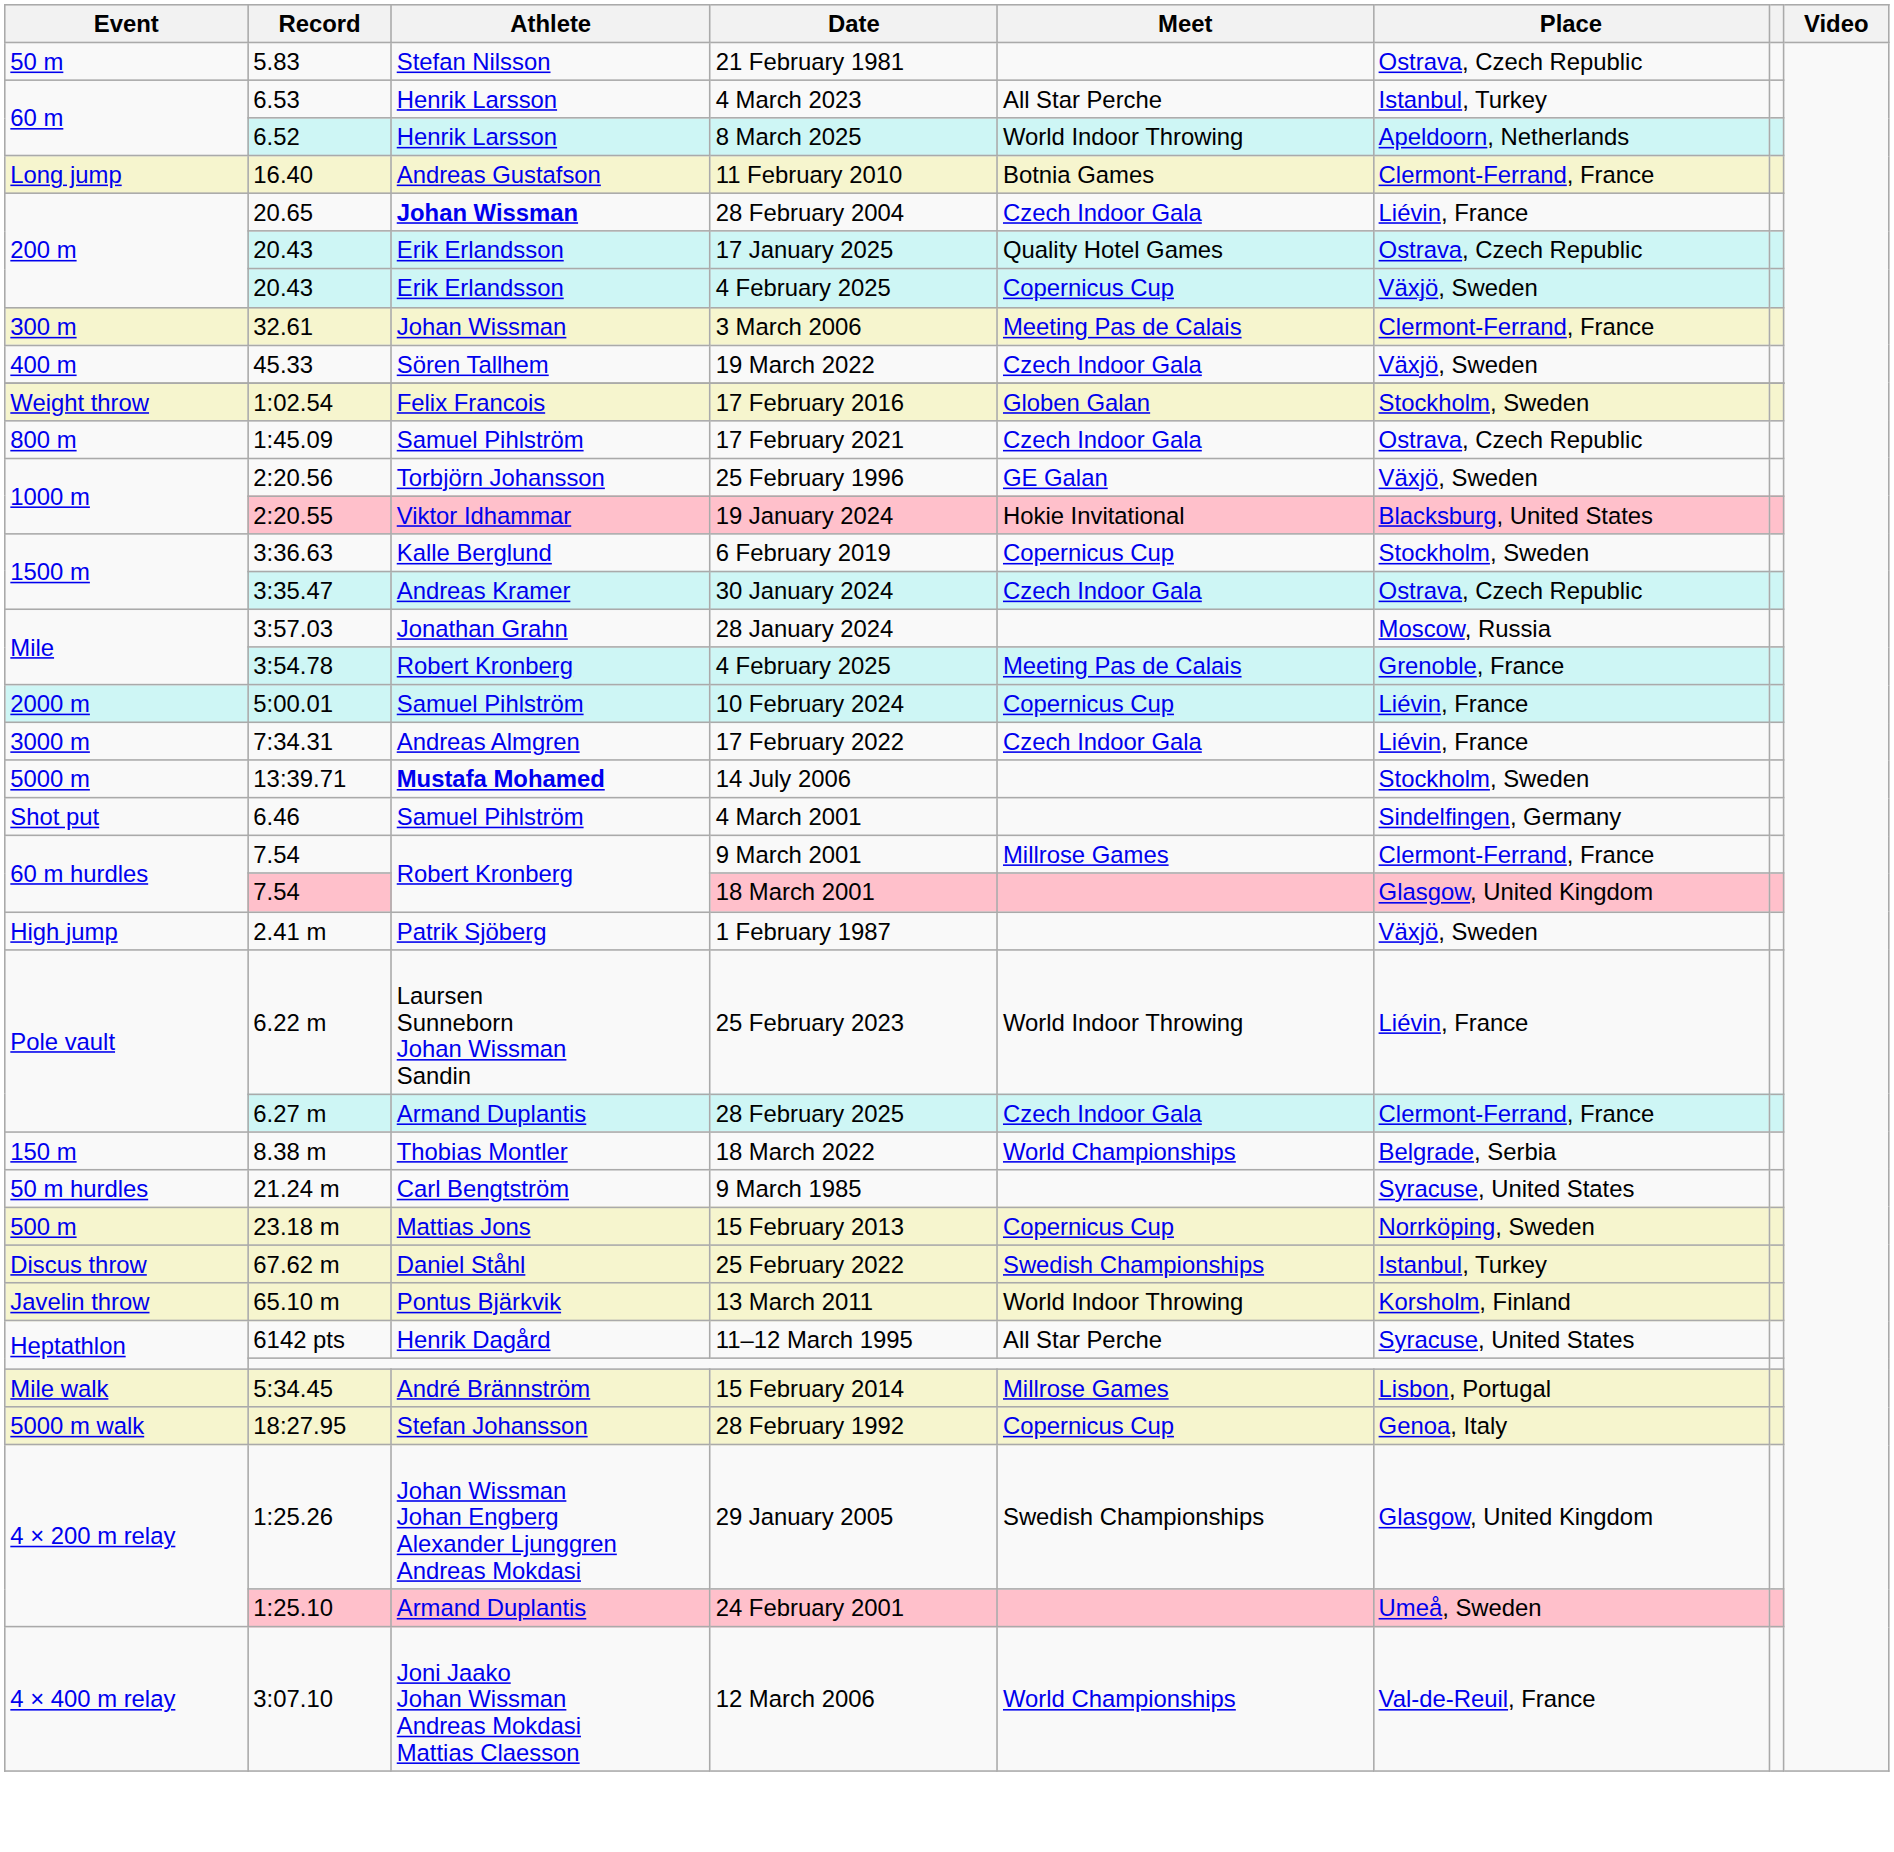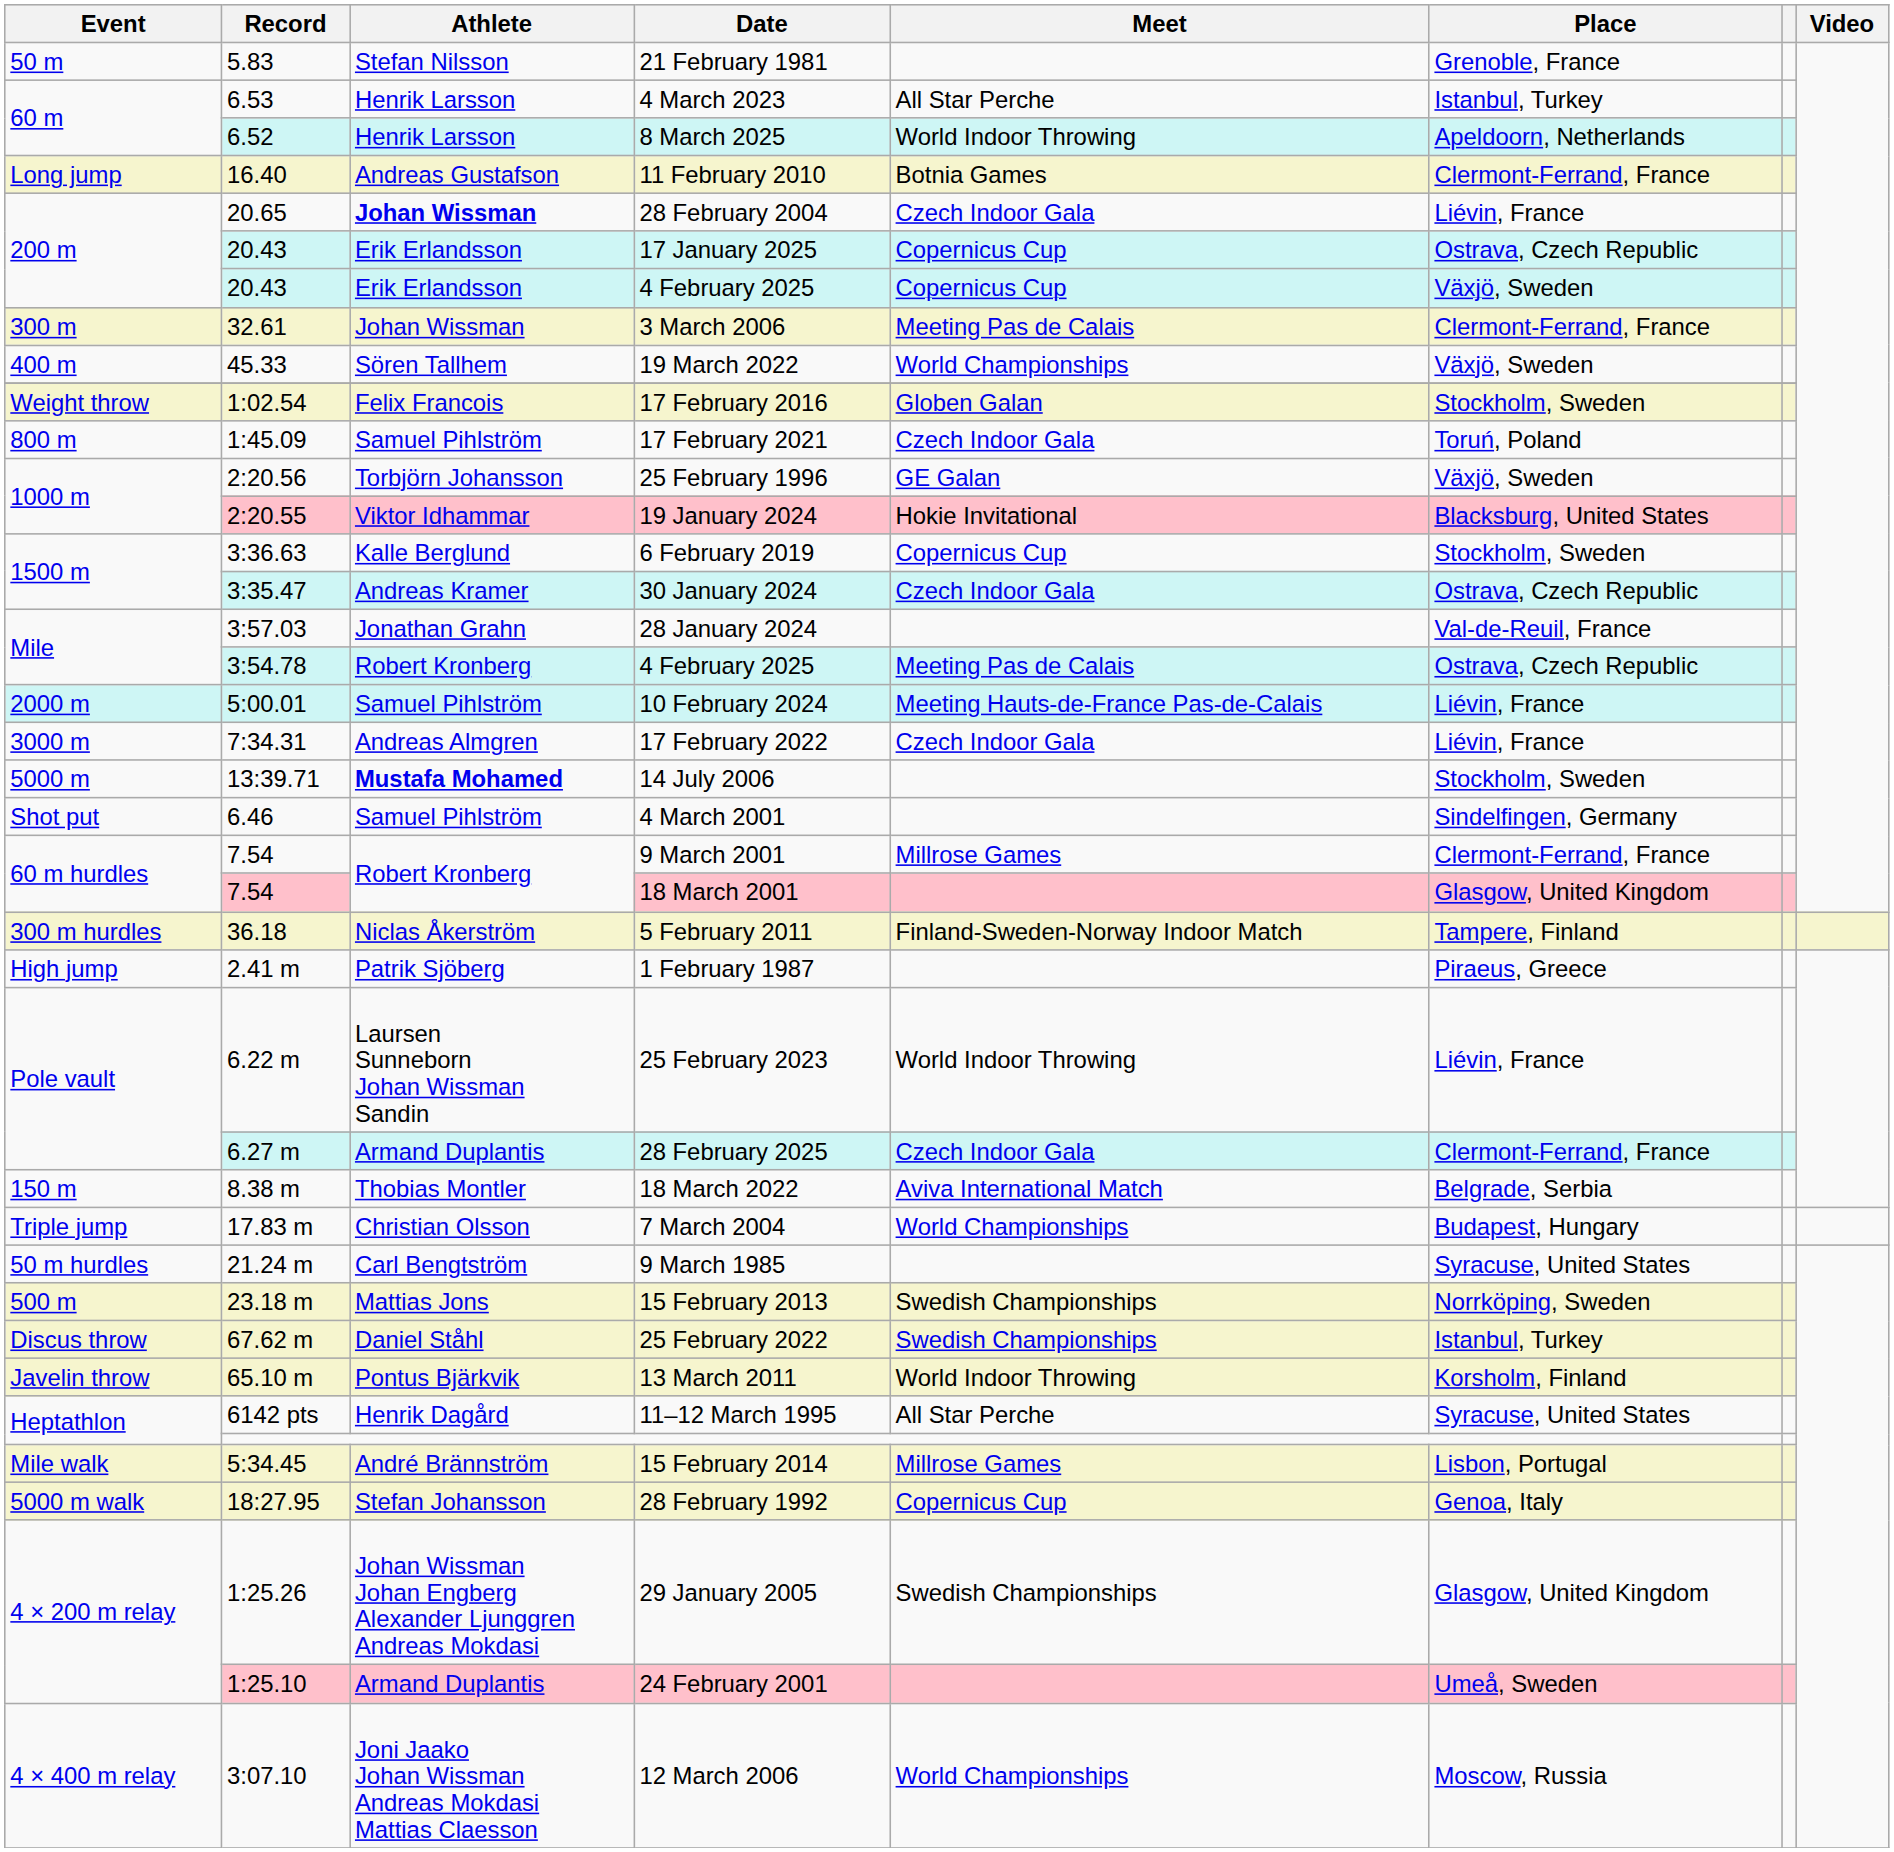(1510, 62) Ostrava, Czech Republic -> (1527, 62) Grenoble, France
(1113, 251) Quality Hotel Games -> (981, 251) Copernicus Cup
(1102, 364) Czech Indoor Gala -> (1012, 364) World Championships
(1510, 439) Ostrava, Czech Republic -> (1508, 439) Toruń, Poland
(1465, 628) Moscow, Russia -> (1543, 628) Val-de-Reuil, France
(1471, 666) Grenoble, France -> (1566, 666) Ostrava, Czech Republic
(1088, 704) Copernicus Cup -> (1109, 704) Meeting Hauts-de-France Pas-de-Calais
+ row: (257, 931)
(1458, 931) Växjö, Sweden -> (1521, 968) Piraeus, Greece
(1119, 1151) World Championships -> (1029, 1188) Aviva International Match
+ row: (270, 1226)
(1088, 1226) Copernicus Cup -> (1026, 1302) Swedish Championships
(1487, 1700) Val-de-Reuil, France -> (1521, 1775) Moscow, Russia
